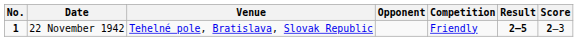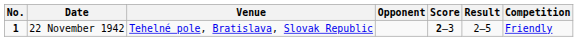columns swapped: (555, 12) <-> (463, 12)
(518, 29) bold -> (482, 29) normal
